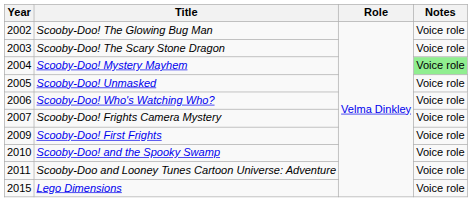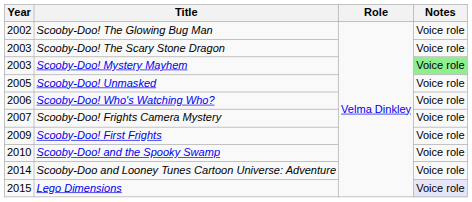(19, 65) 2004 -> (19, 65) 2003
(19, 170) 2011 -> (19, 170) 2014
(440, 188) no background -> (440, 188) lavender background
